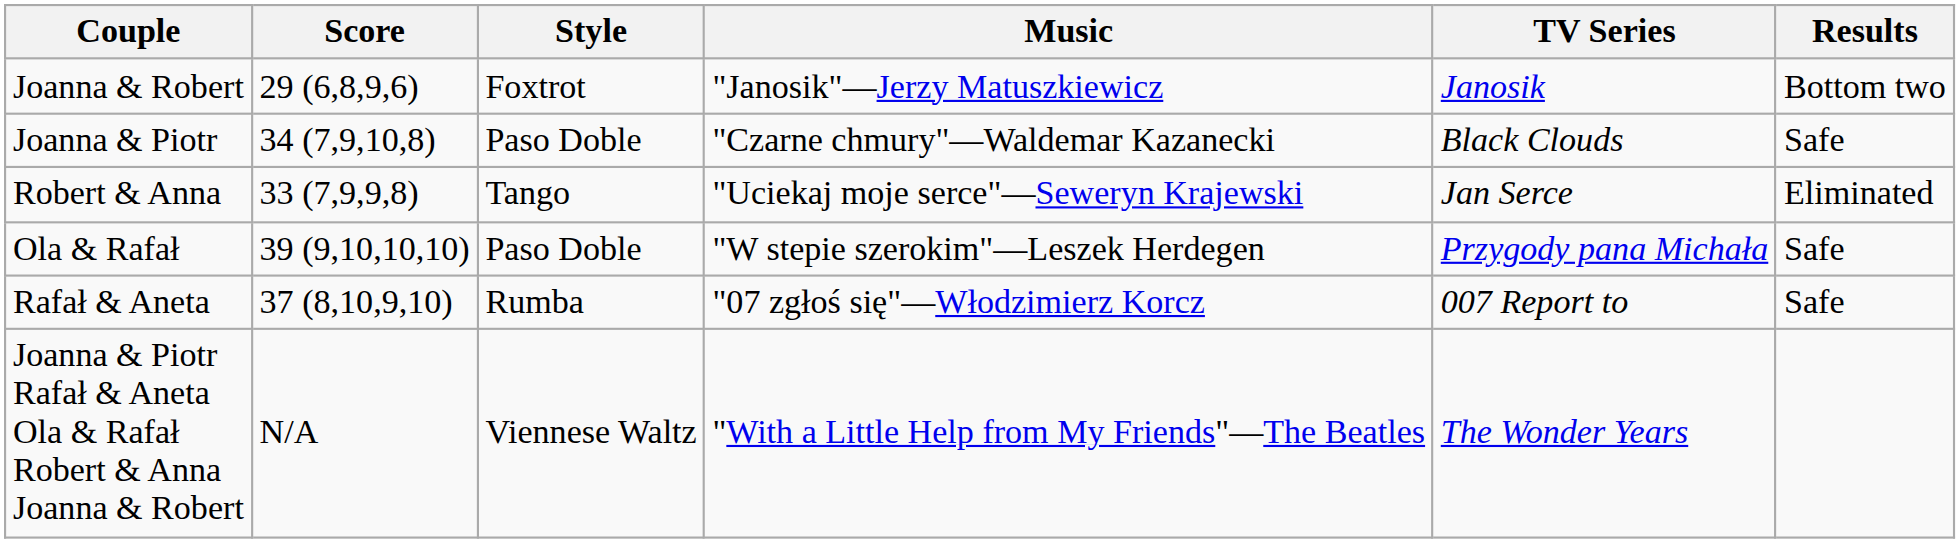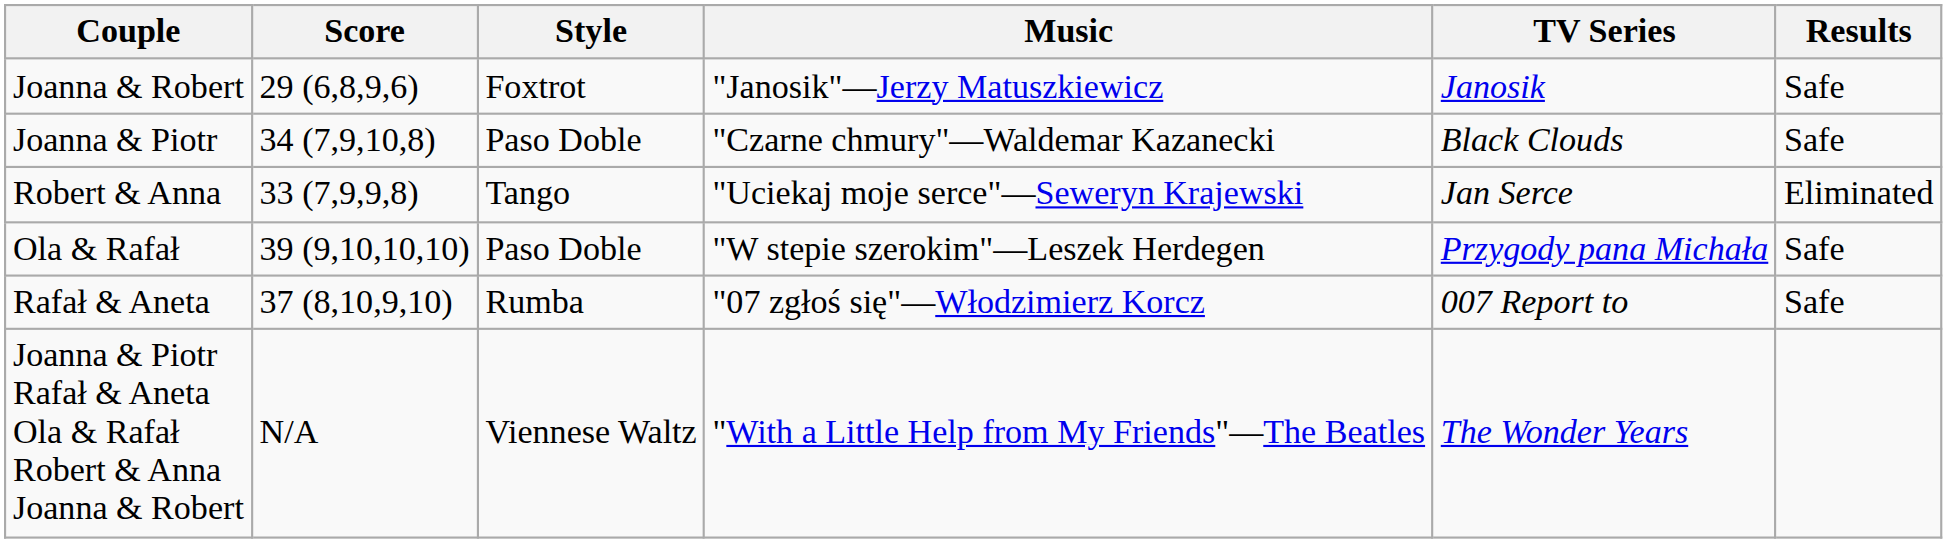(1865, 85) Bottom two -> (1814, 85) Safe
